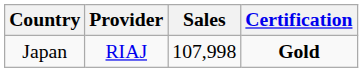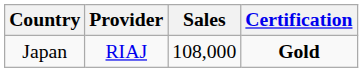(204, 51) 107,998 -> (204, 51) 108,000
